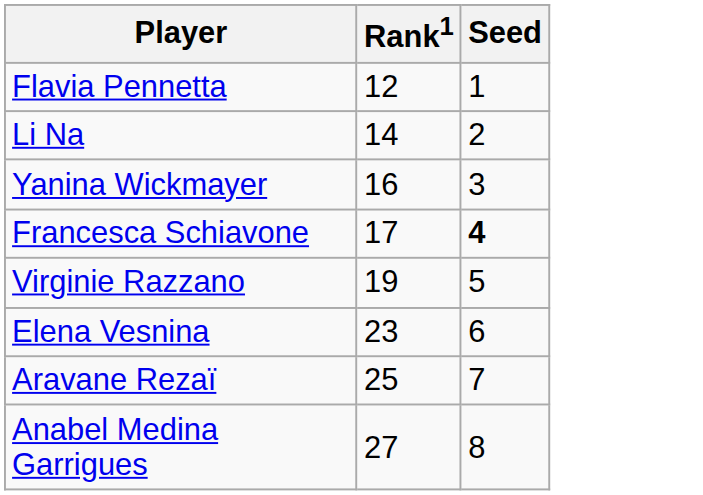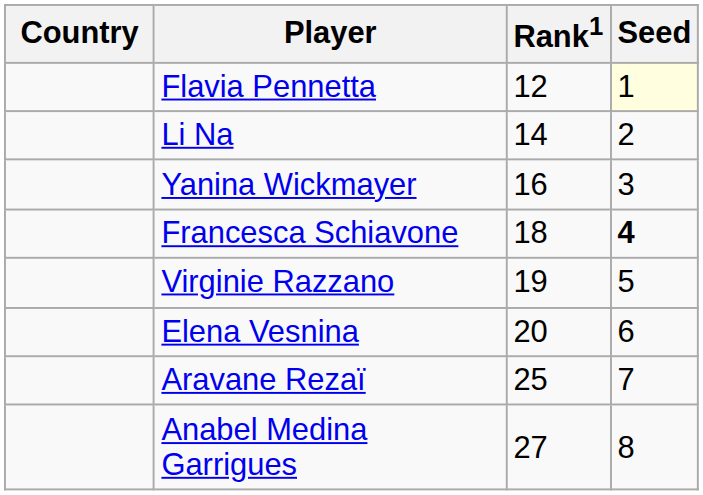+ column: (80, 33)
(477, 86) no background -> (626, 86) lightyellow background
(381, 233) 17 -> (531, 233) 18
(381, 331) 23 -> (531, 331) 20
